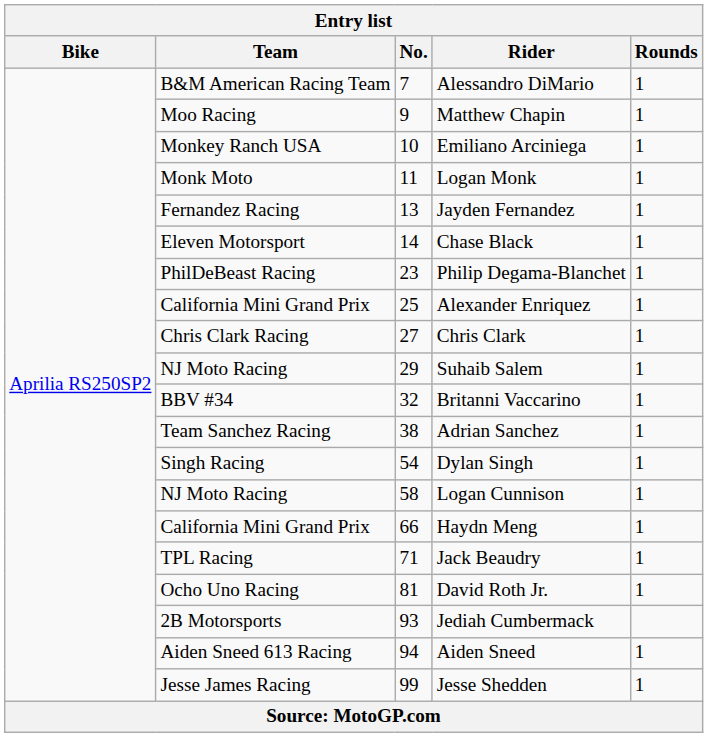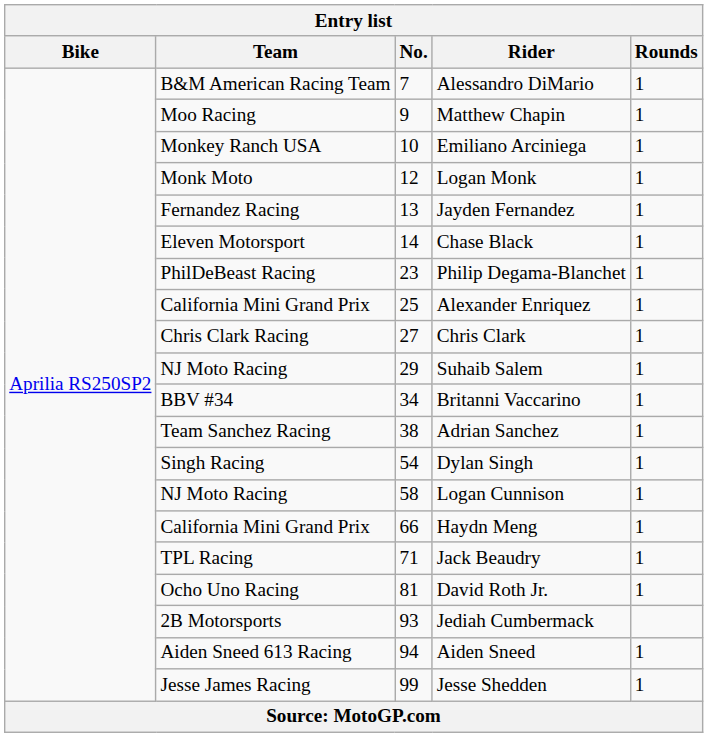(409, 178) 11 -> (409, 178) 12
(409, 399) 32 -> (409, 399) 34
